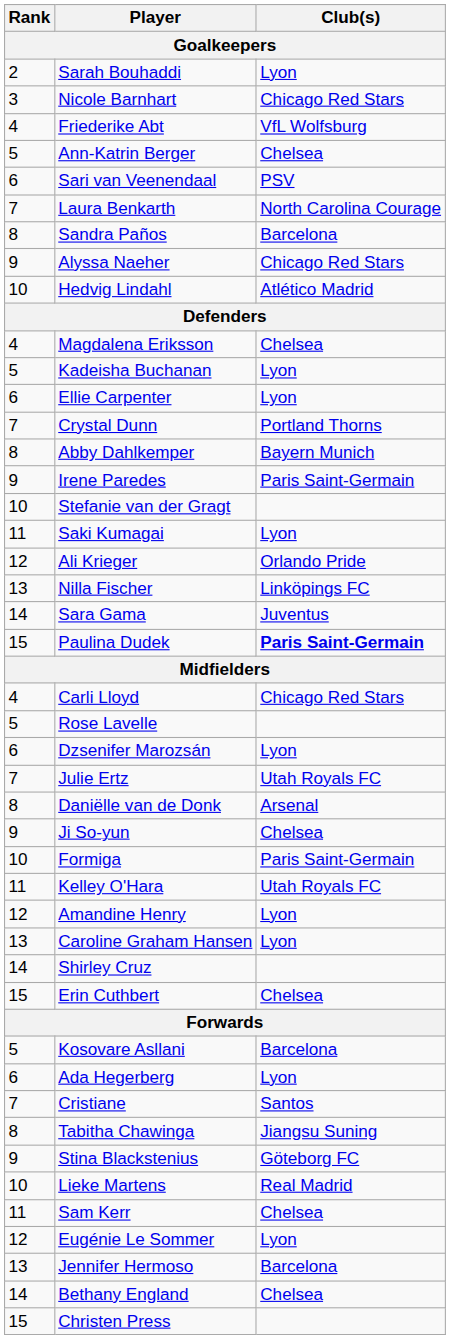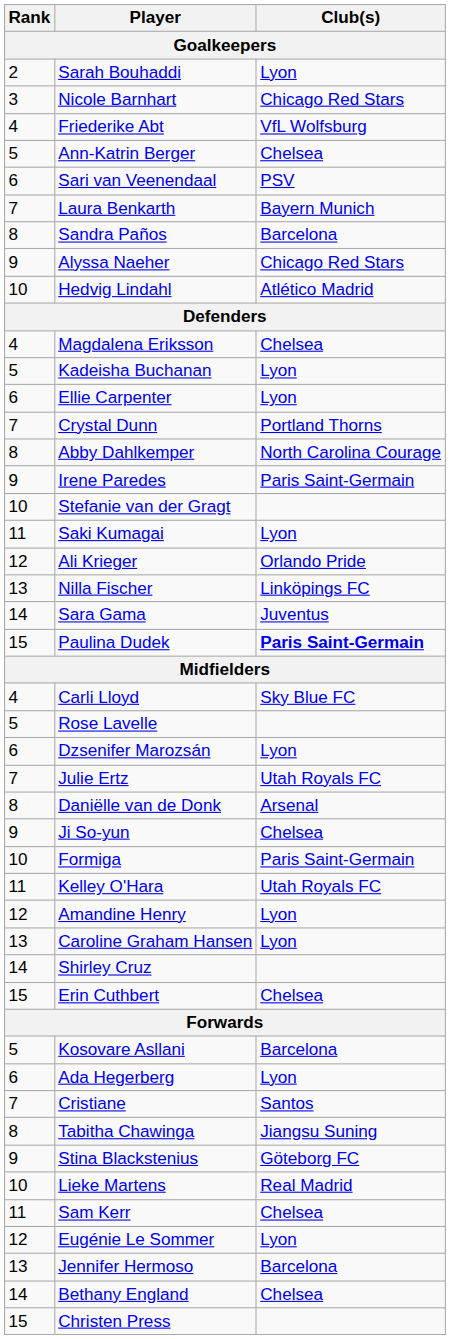(351, 208) North Carolina Courage -> (317, 208) Bayern Munich
(317, 452) Bayern Munich -> (351, 452) North Carolina Courage
(332, 696) Chicago Red Stars -> (308, 696) Sky Blue FC
